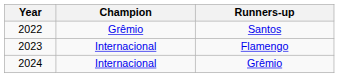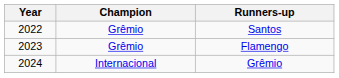(126, 47) Internacional -> (126, 47) Grêmio
